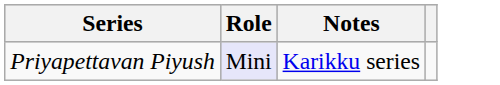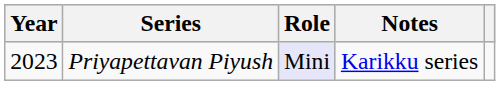+ column: (34, 23)
